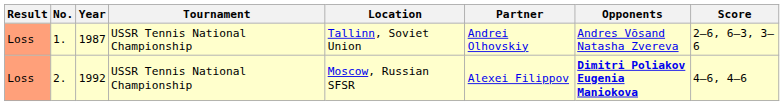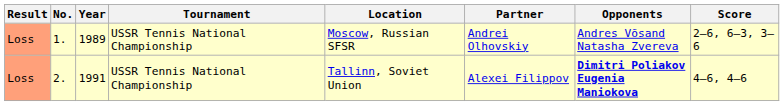(92, 39) 1987 -> (92, 39) 1989
(378, 39) Tallinn, Soviet Union -> (378, 39) Moscow, Russian SFSR
(92, 78) 1992 -> (92, 78) 1991
(378, 78) Moscow, Russian SFSR -> (378, 78) Tallinn, Soviet Union
